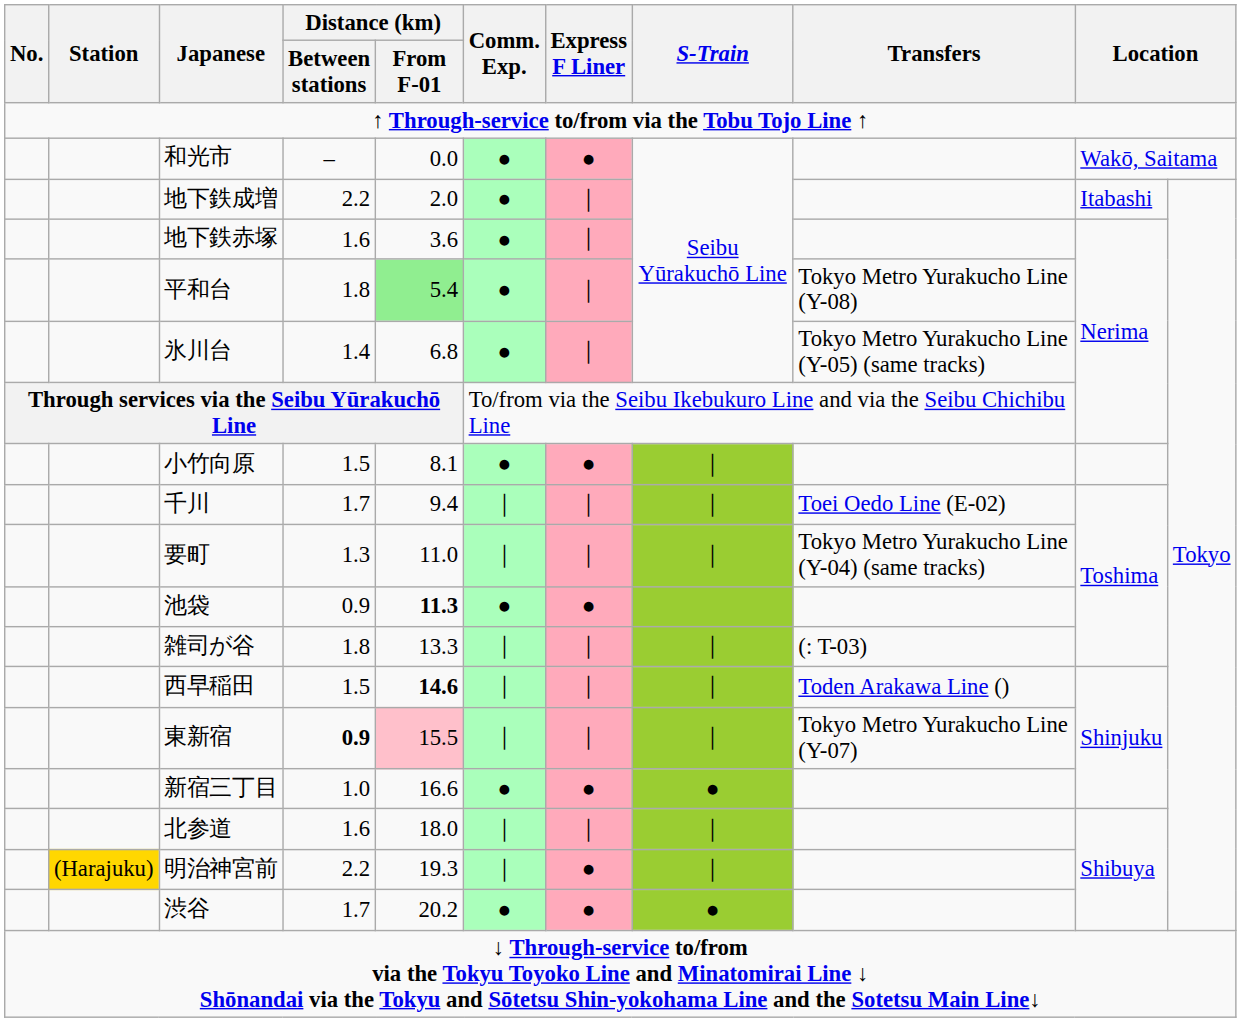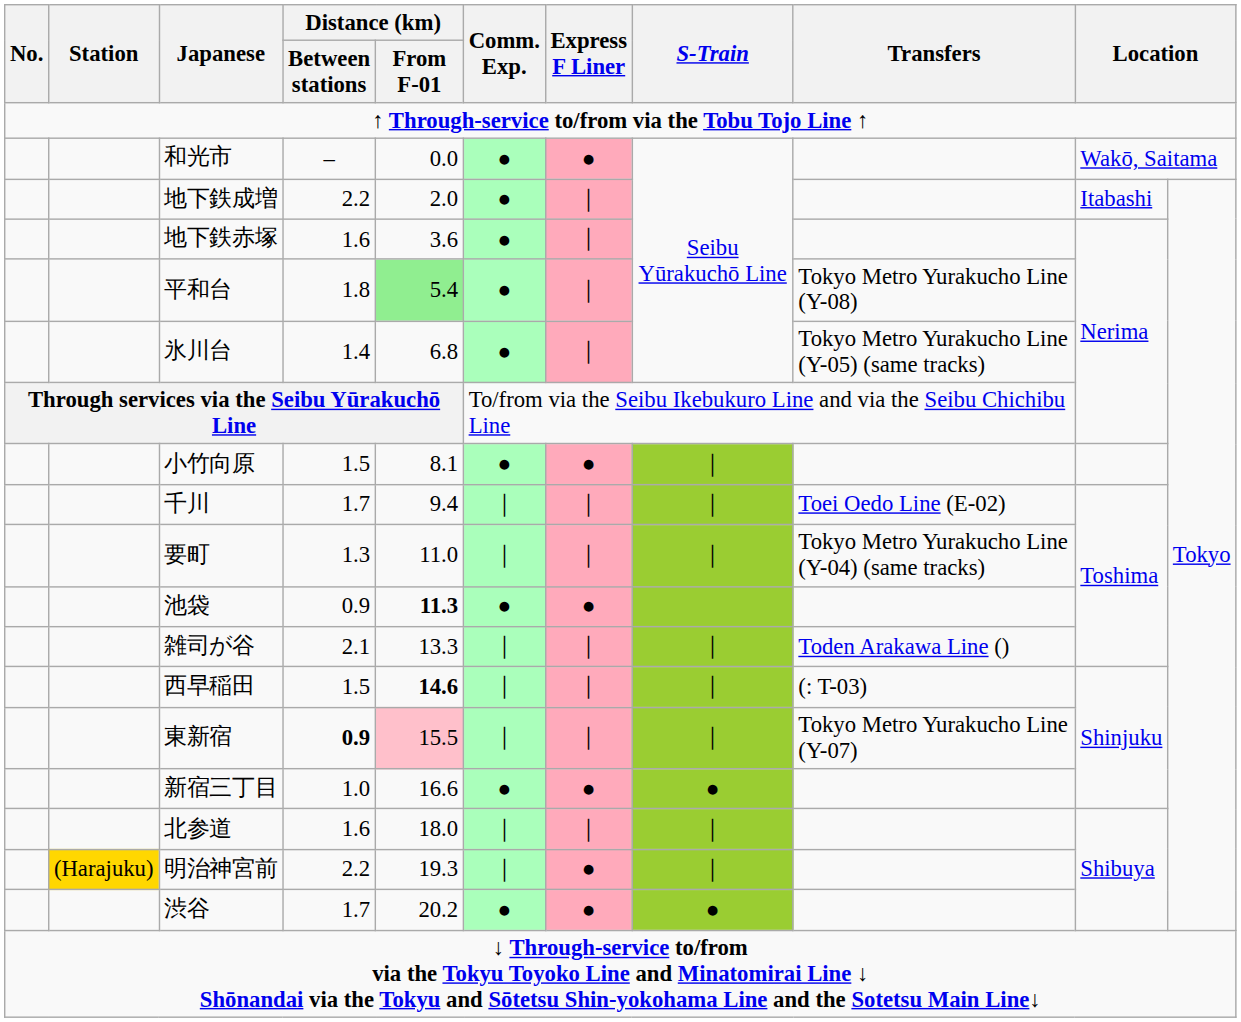(356, 646) 1.8 -> (356, 646) 2.1
(833, 646) (: T-03) -> (904, 646) Toden Arakawa Line ()
(904, 686) Toden Arakawa Line () -> (833, 686) (: T-03)
